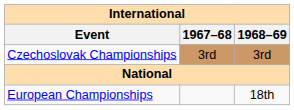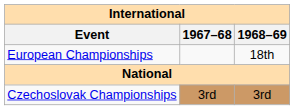rows swapped: (80, 94) <-> (92, 54)
